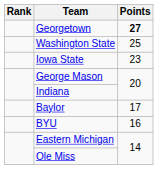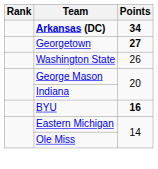+ row: (71, 28)
(135, 44) 25 -> (135, 60) 26
- row: (60, 60)
- row: (50, 108)
(135, 124) normal -> (135, 108) bold
